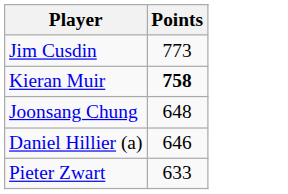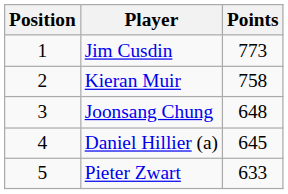+ column: (42, 19)
(177, 81) bold -> (253, 81) normal
(177, 142) 646 -> (253, 142) 645
